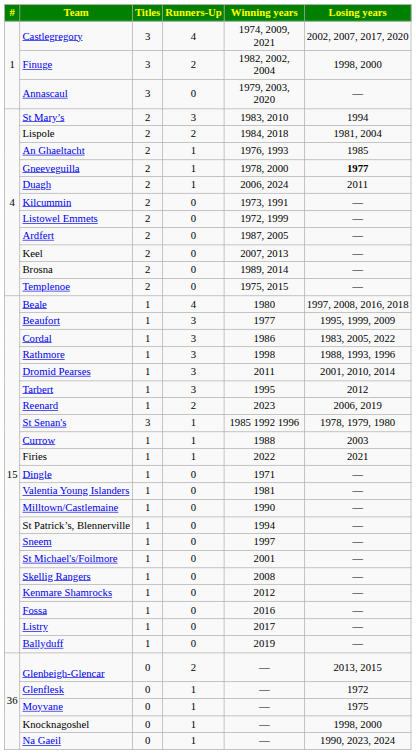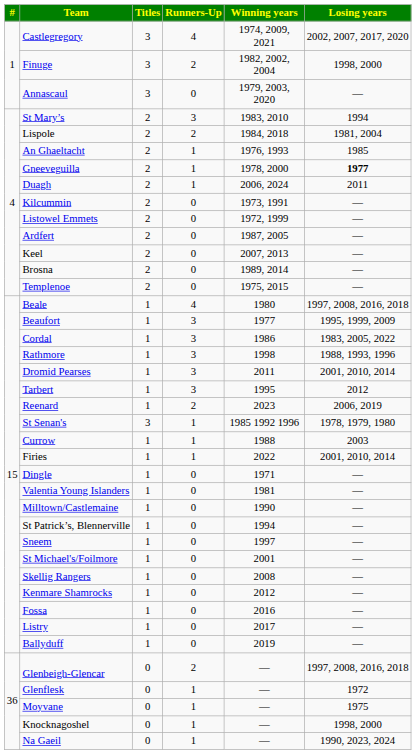(358, 457) 2021 -> (358, 457) 2001, 2010, 2014
(358, 667) 2013, 2015 -> (358, 667) 1997, 2008, 2016, 2018
